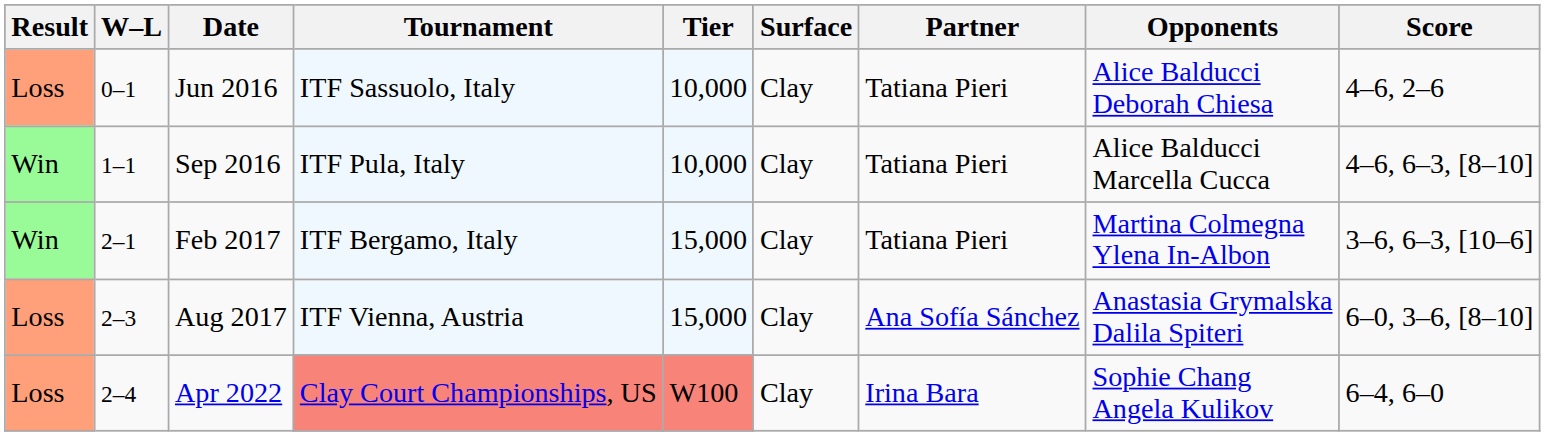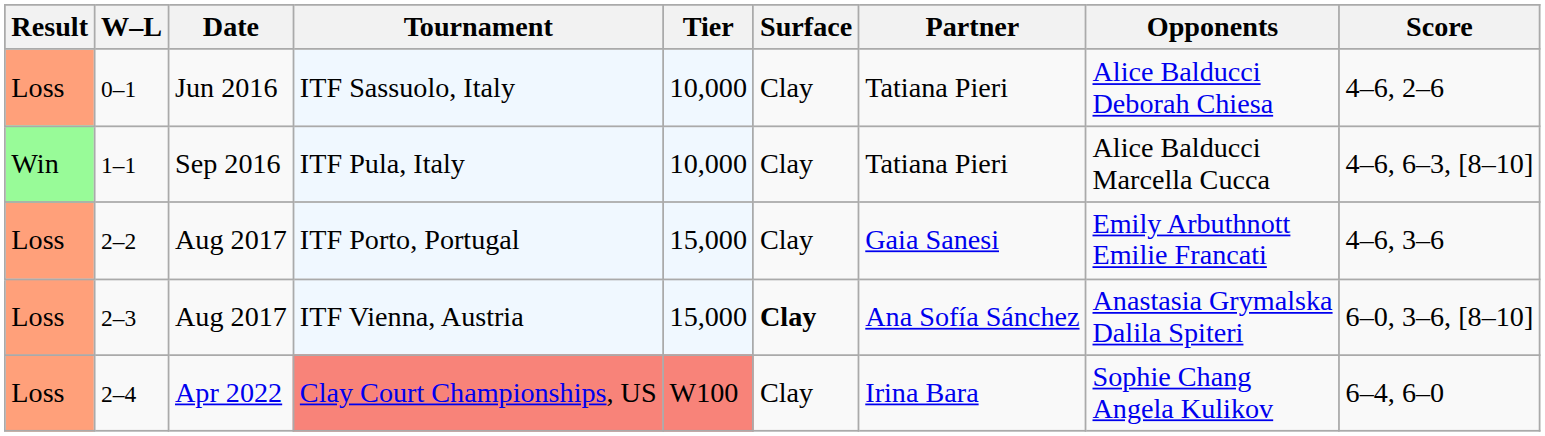- row: (409, 240)
+ row: (410, 240)
(787, 316) normal -> (788, 316) bold
